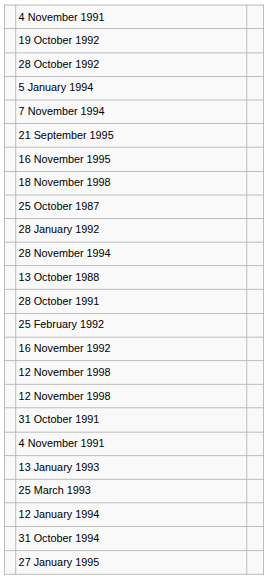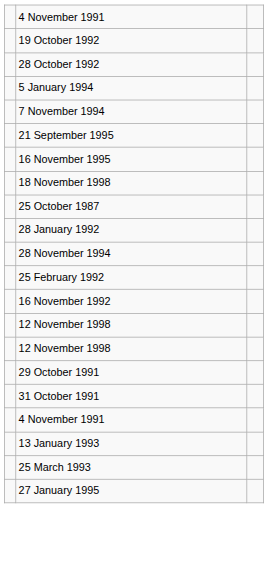- row: (10, 278)
- row: (10, 301)
+ row: (10, 373)
- row: (10, 515)
- row: (10, 539)
